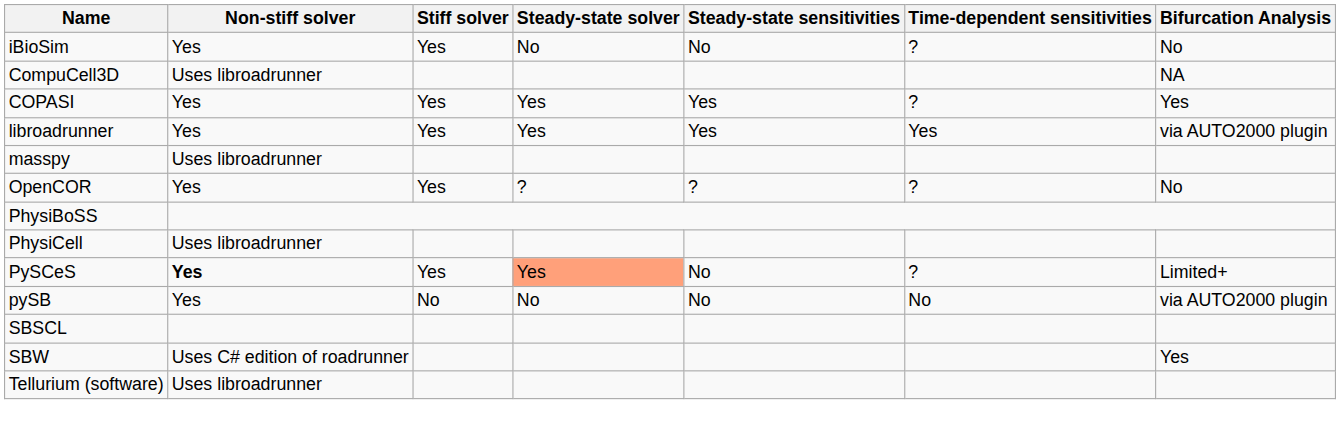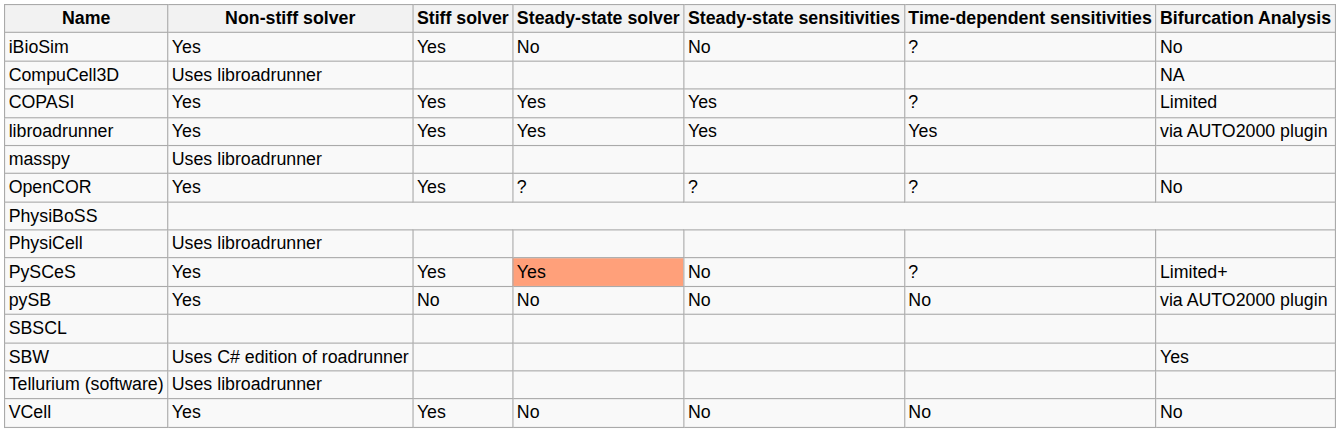(1174, 103) Yes -> (1189, 103) Limited
(187, 272) bold -> (186, 272) normal
+ row: (30, 412)
